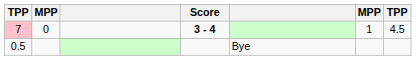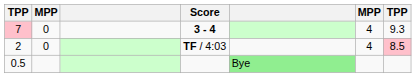(369, 30) 1 -> (369, 30) 4
(397, 30) 4.5 -> (397, 30) 9.3
+ row: (18, 47)
(241, 47) no background -> (241, 64) lightgreen background
